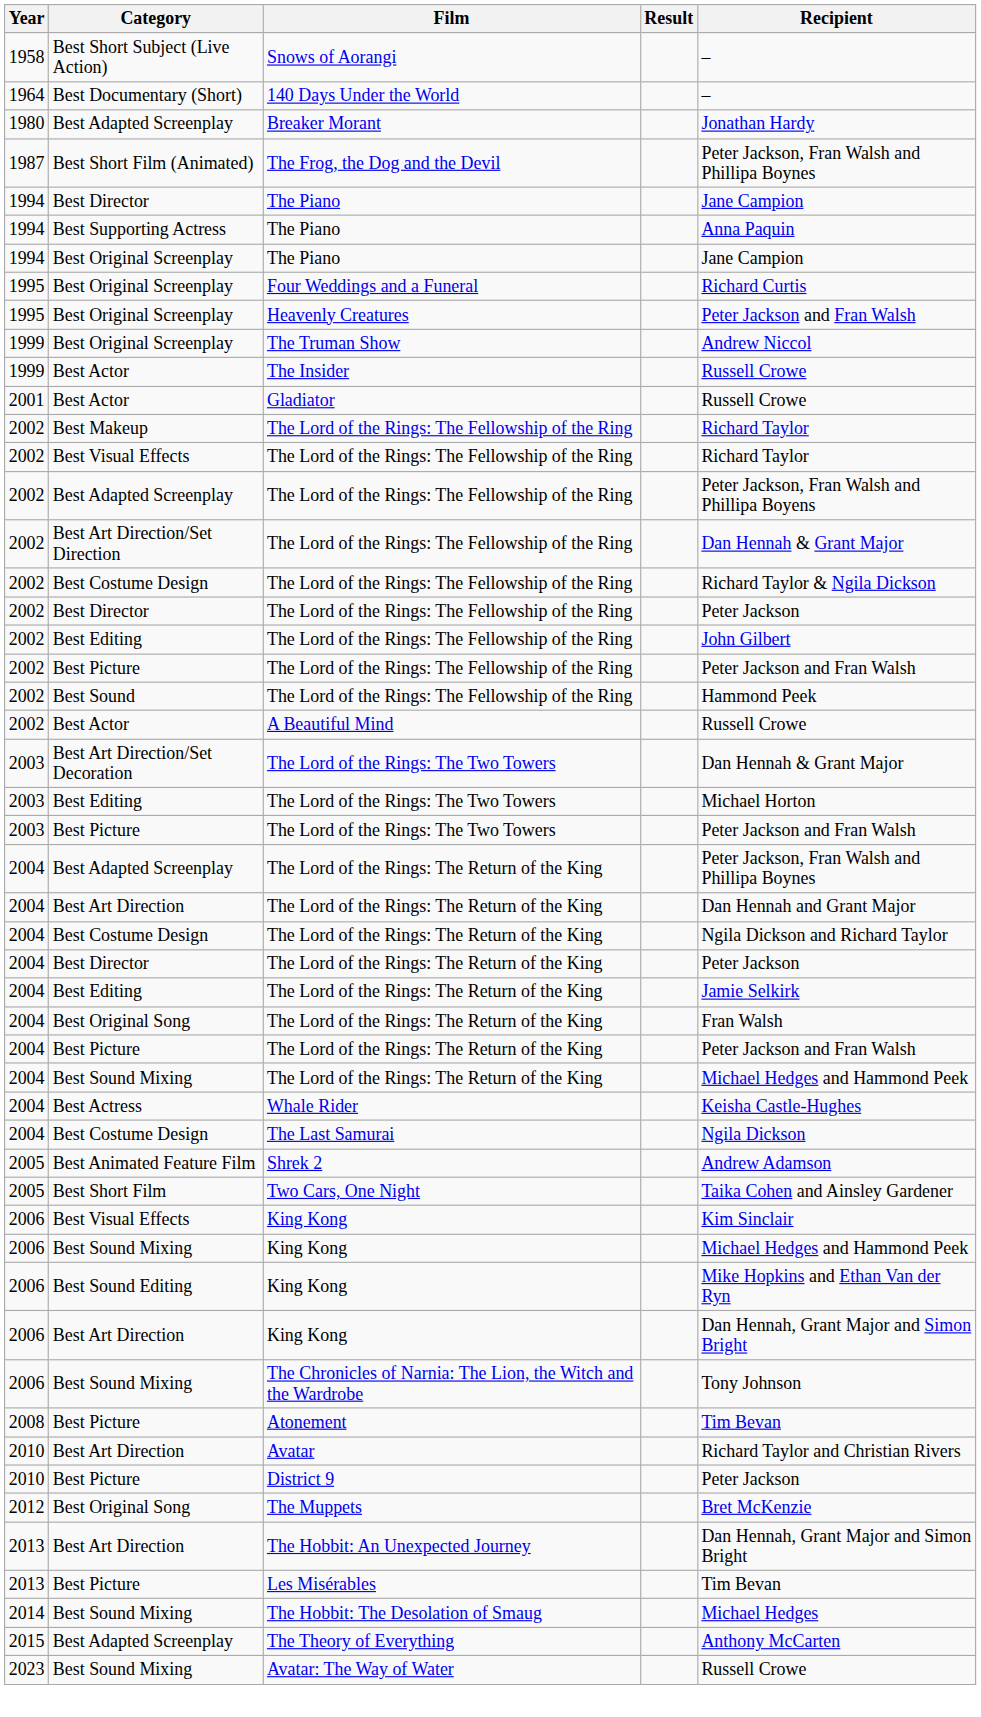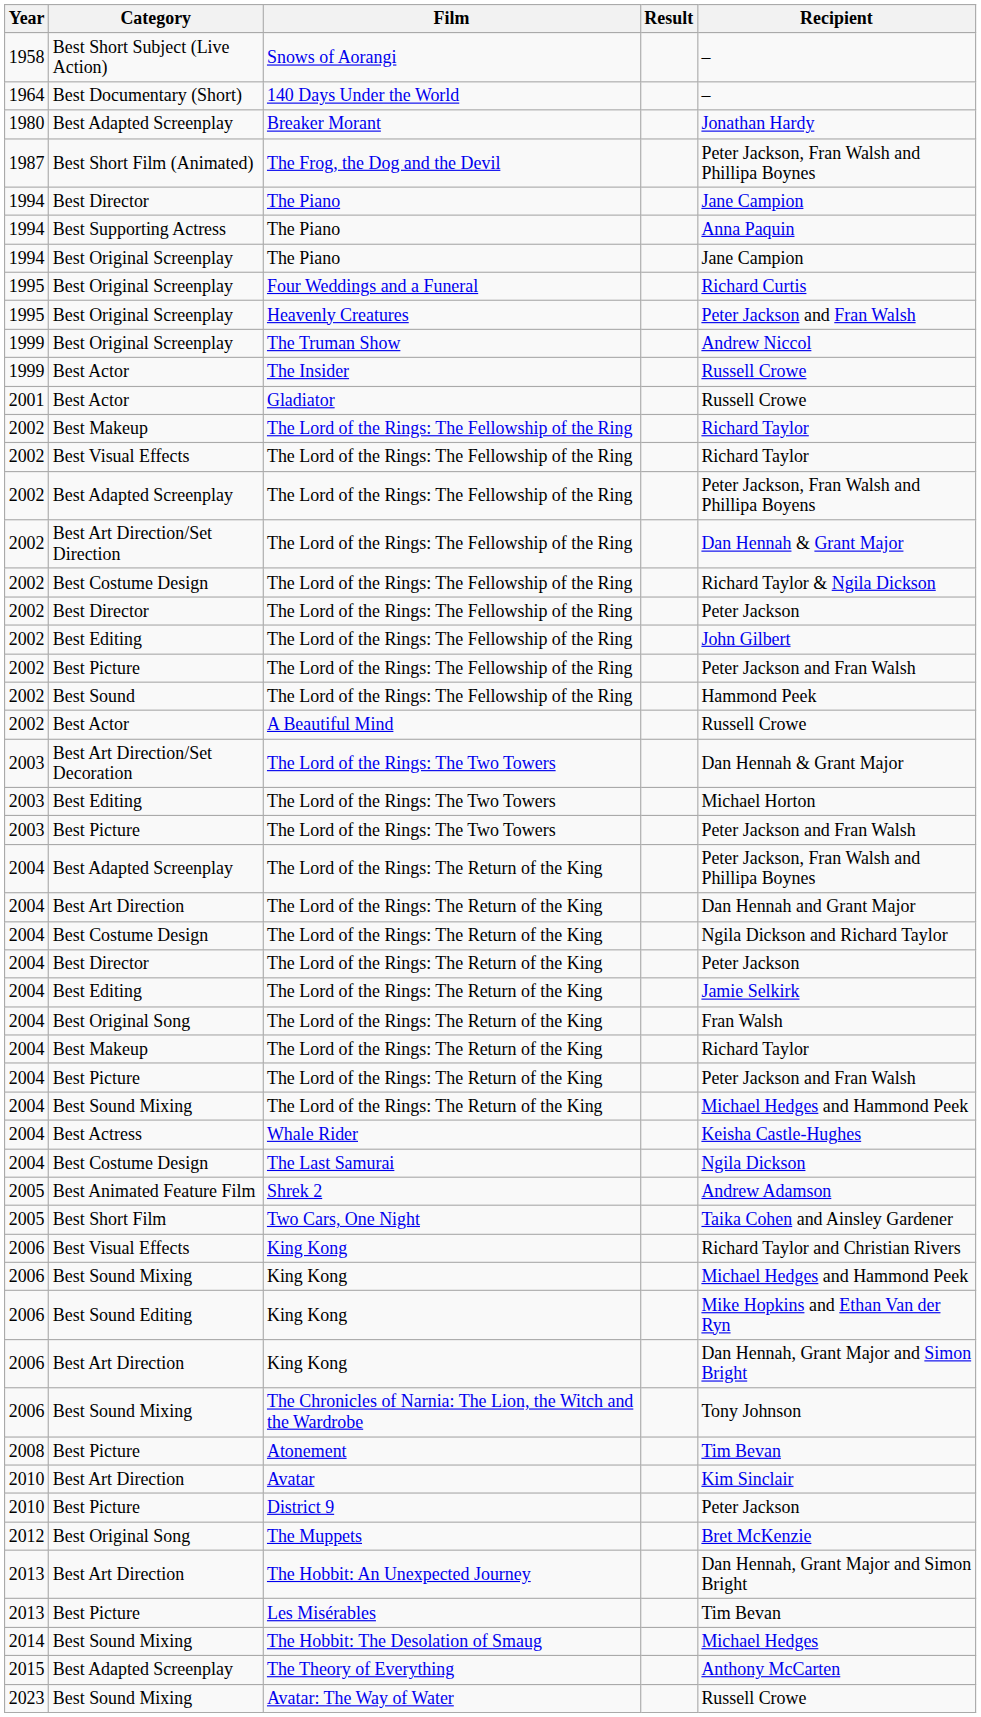+ row: (100, 1049)
(747, 1219) Kim Sinclair -> (831, 1248) Richard Taylor and Christian Rivers
(831, 1450) Richard Taylor and Christian Rivers -> (747, 1479) Kim Sinclair
